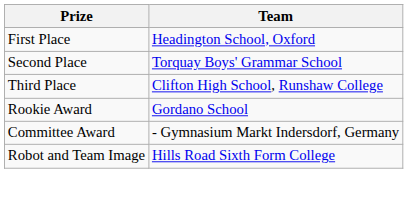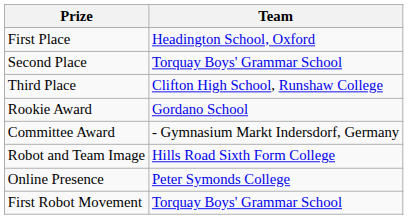+ row: (56, 179)
+ row: (75, 202)
